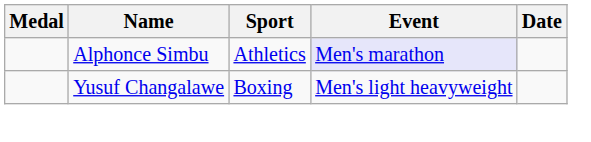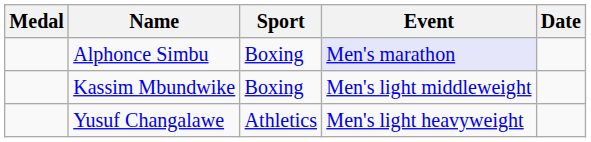(270, 54) Athletics -> (274, 54) Boxing
+ row: (154, 87)
(263, 87) Boxing -> (281, 120) Athletics
